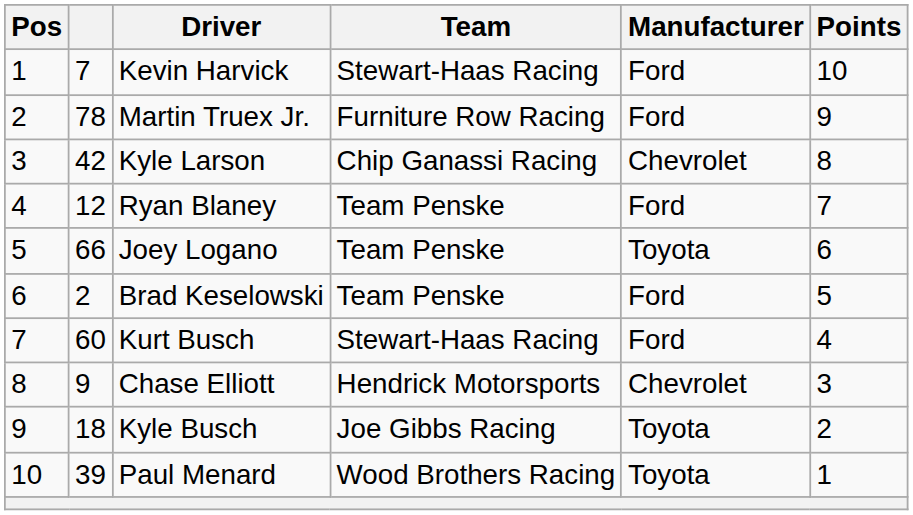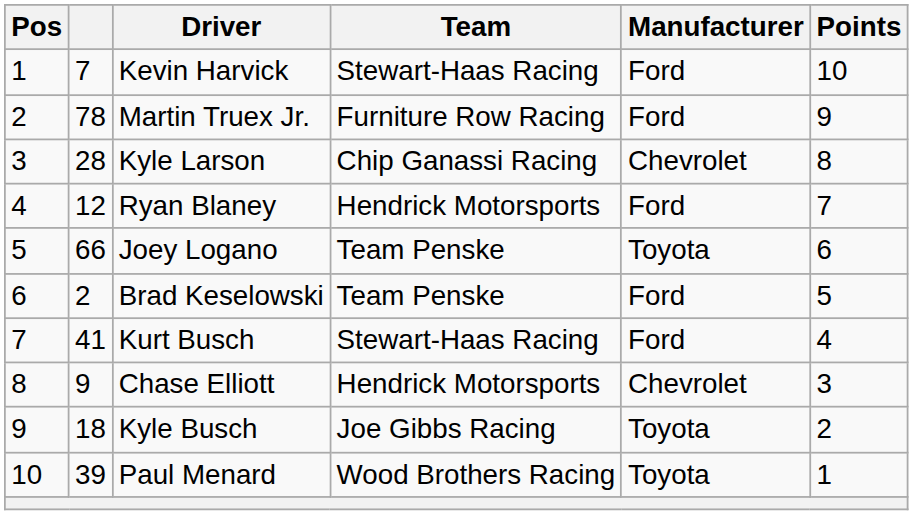(90, 160) 42 -> (90, 160) 28
(421, 205) Team Penske -> (468, 205) Hendrick Motorsports
(90, 339) 60 -> (90, 339) 41
